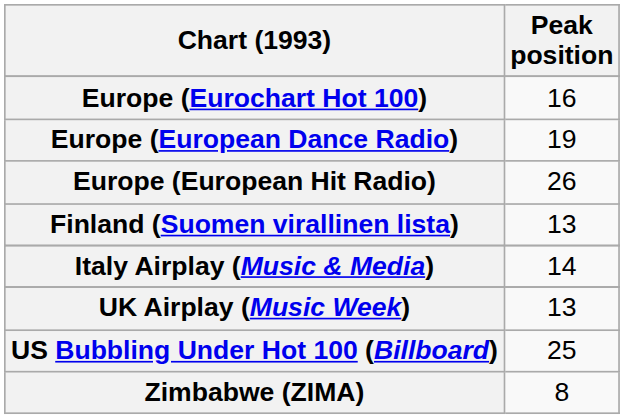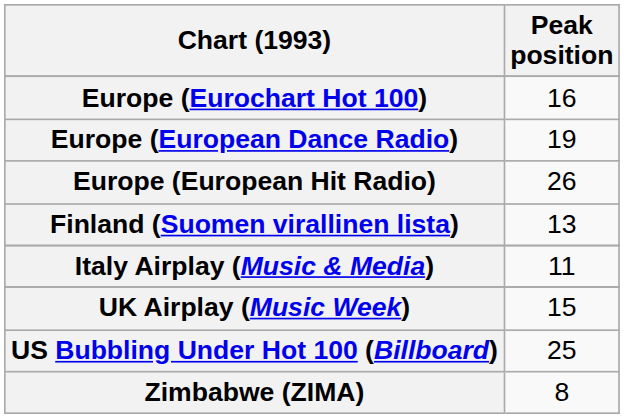(562, 266) 14 -> (562, 266) 11
(562, 308) 13 -> (562, 308) 15
